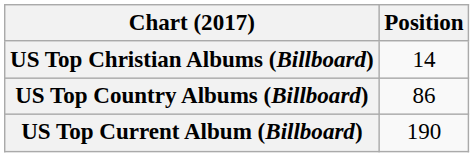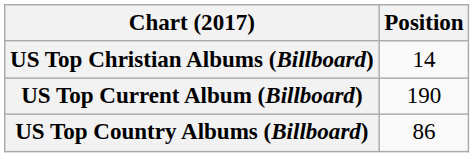rows swapped: (192, 95) <-> (192, 132)
